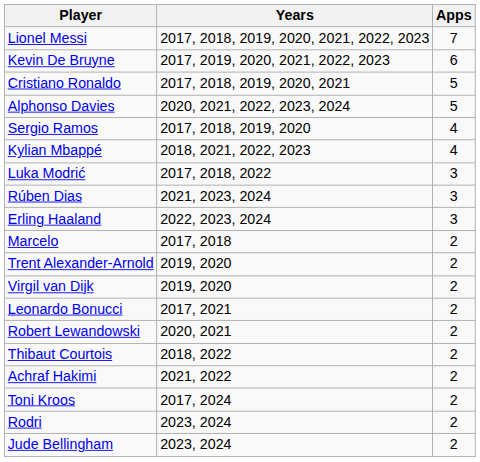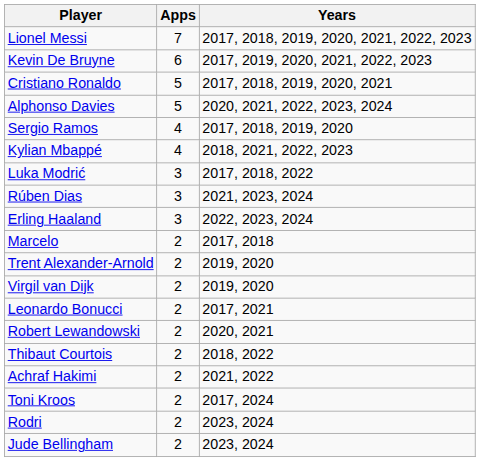columns swapped: (454, 15) <-> (295, 15)
